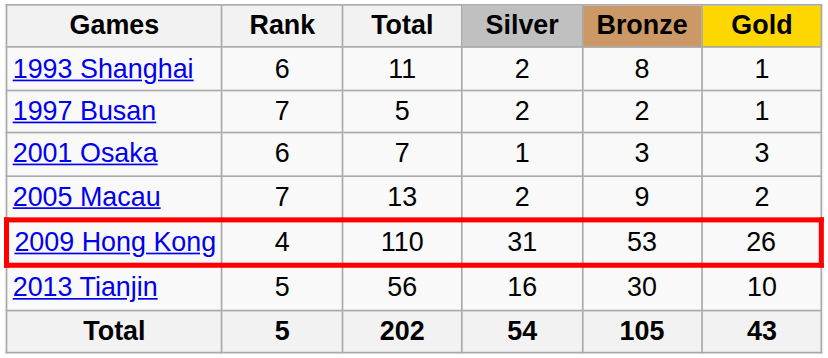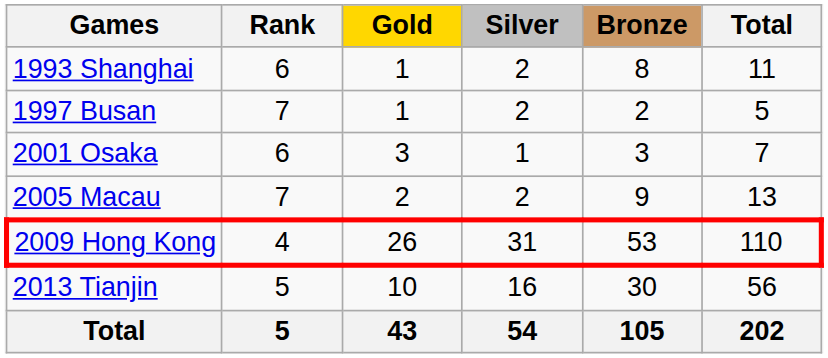columns swapped: (762, 25) <-> (402, 25)
